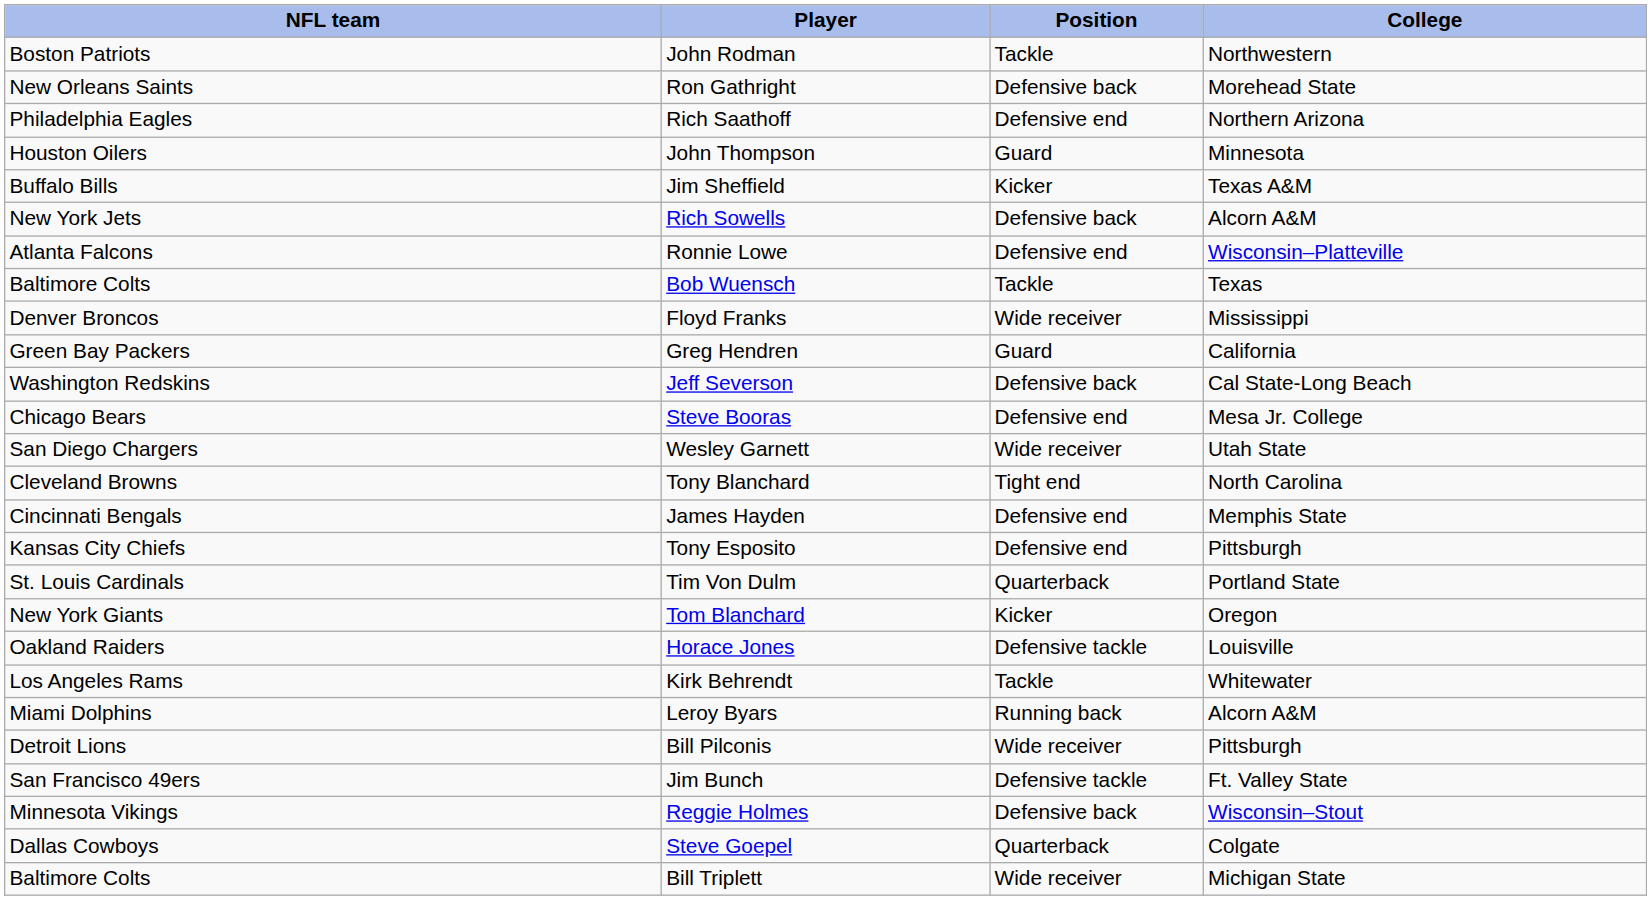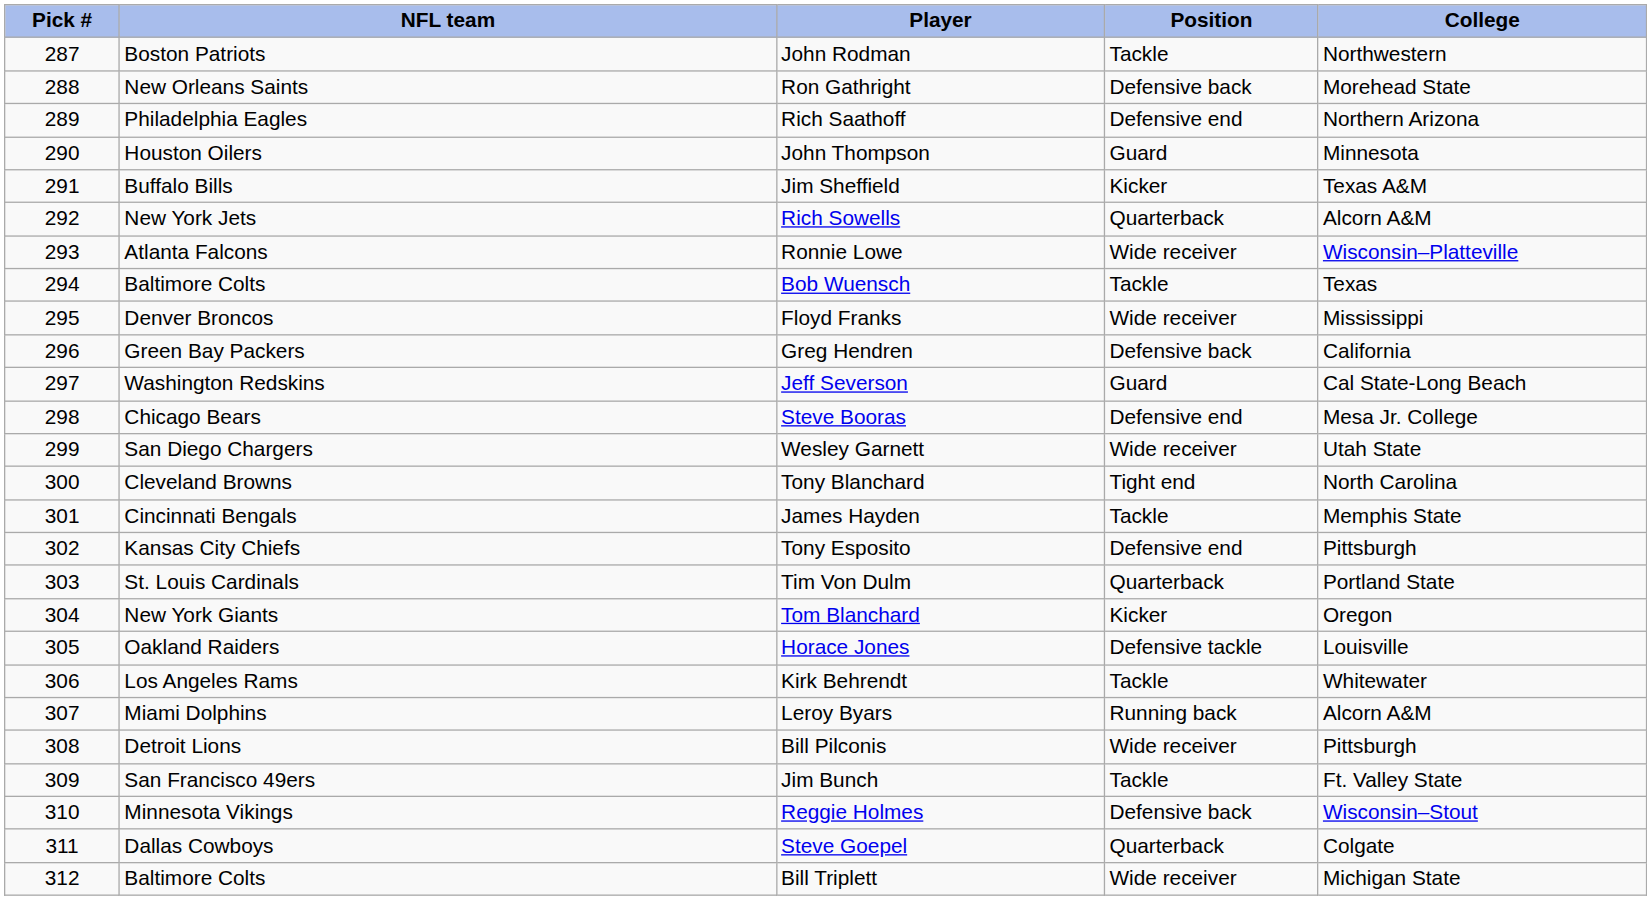+ column: (62, 20)
(1066, 218) Defensive back -> (1167, 218) Quarterback
(1061, 251) Defensive end -> (1173, 251) Wide receiver
(1023, 350) Guard -> (1181, 350) Defensive back
(1066, 383) Defensive back -> (1138, 383) Guard
(1061, 515) Defensive end -> (1139, 515) Tackle
(1071, 779) Defensive tackle -> (1139, 779) Tackle
